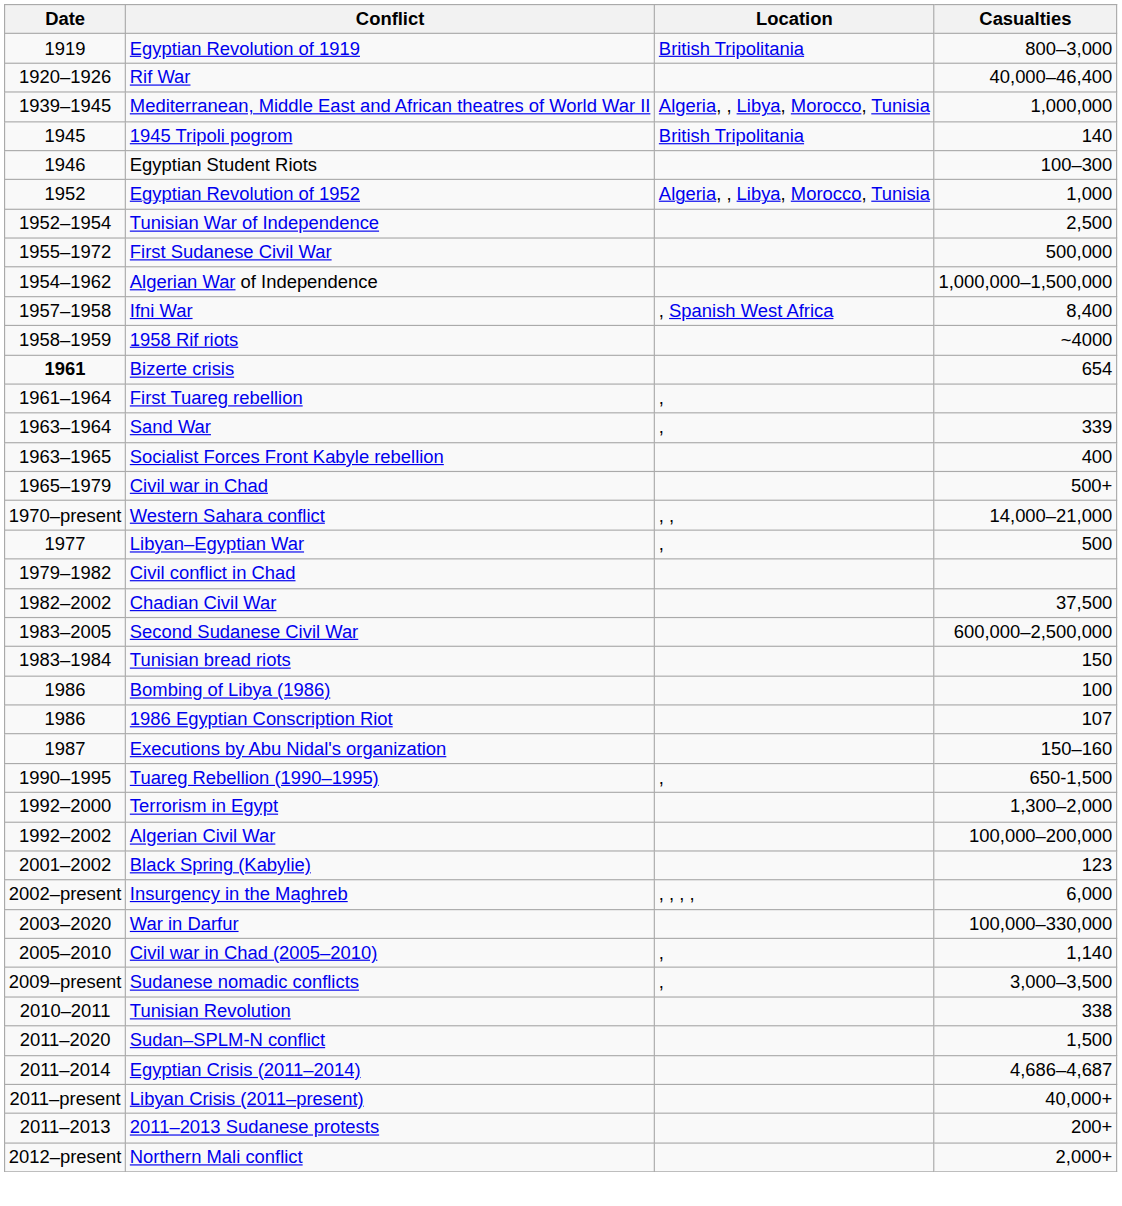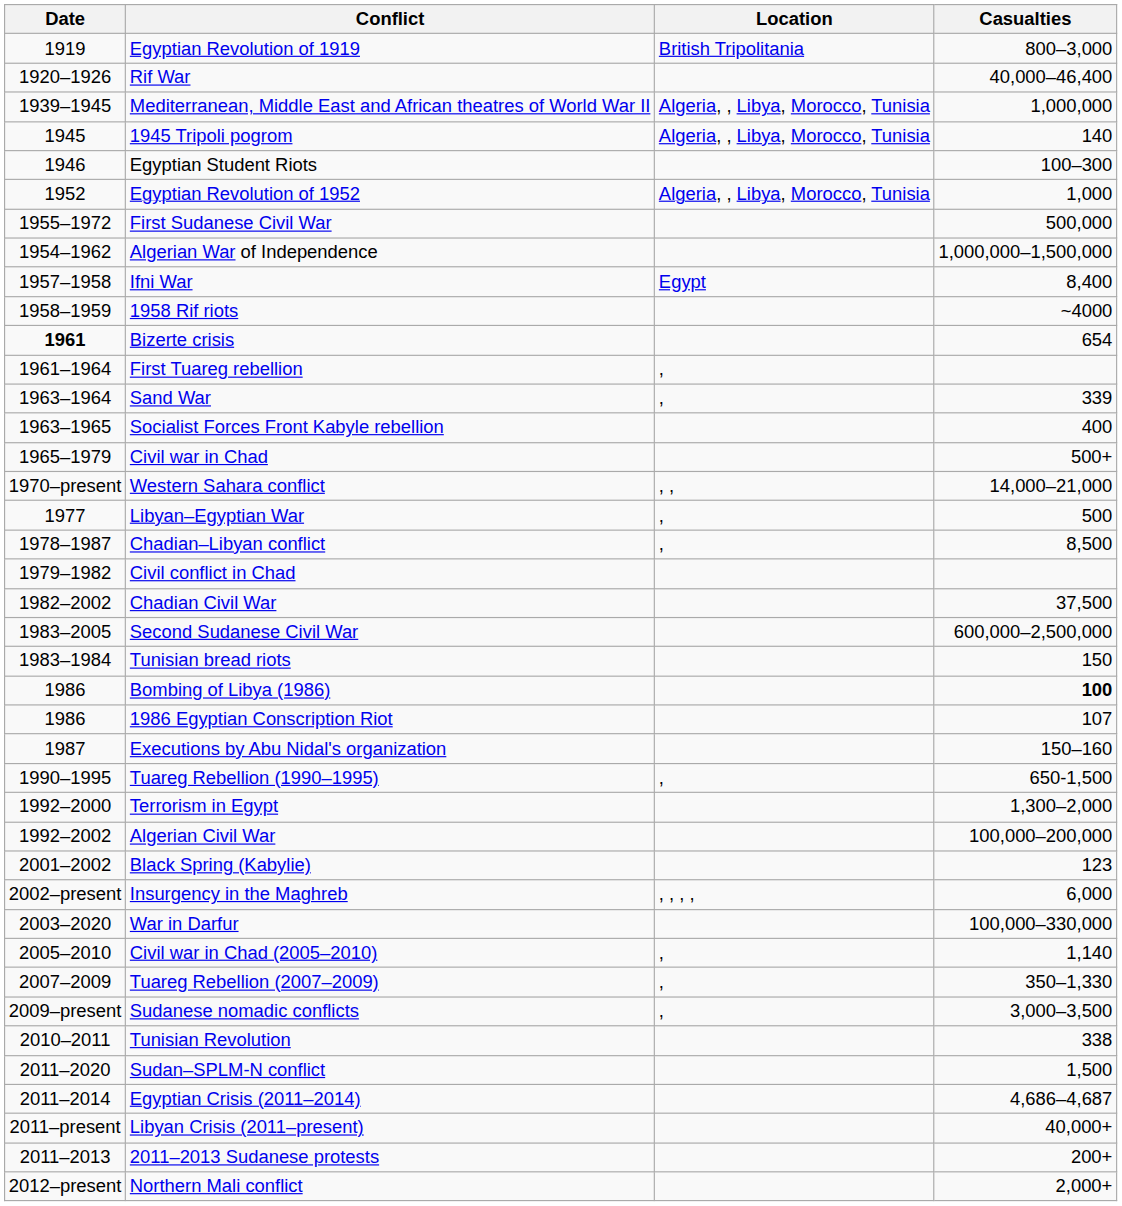(731, 135) British Tripolitania -> (794, 135) Algeria, , Libya, Morocco, Tunisia
- row: (254, 223)
(746, 310) , Spanish West Africa -> (682, 281) Egypt
+ row: (228, 544)
(1097, 690) normal -> (1097, 690) bold
+ row: (254, 982)
